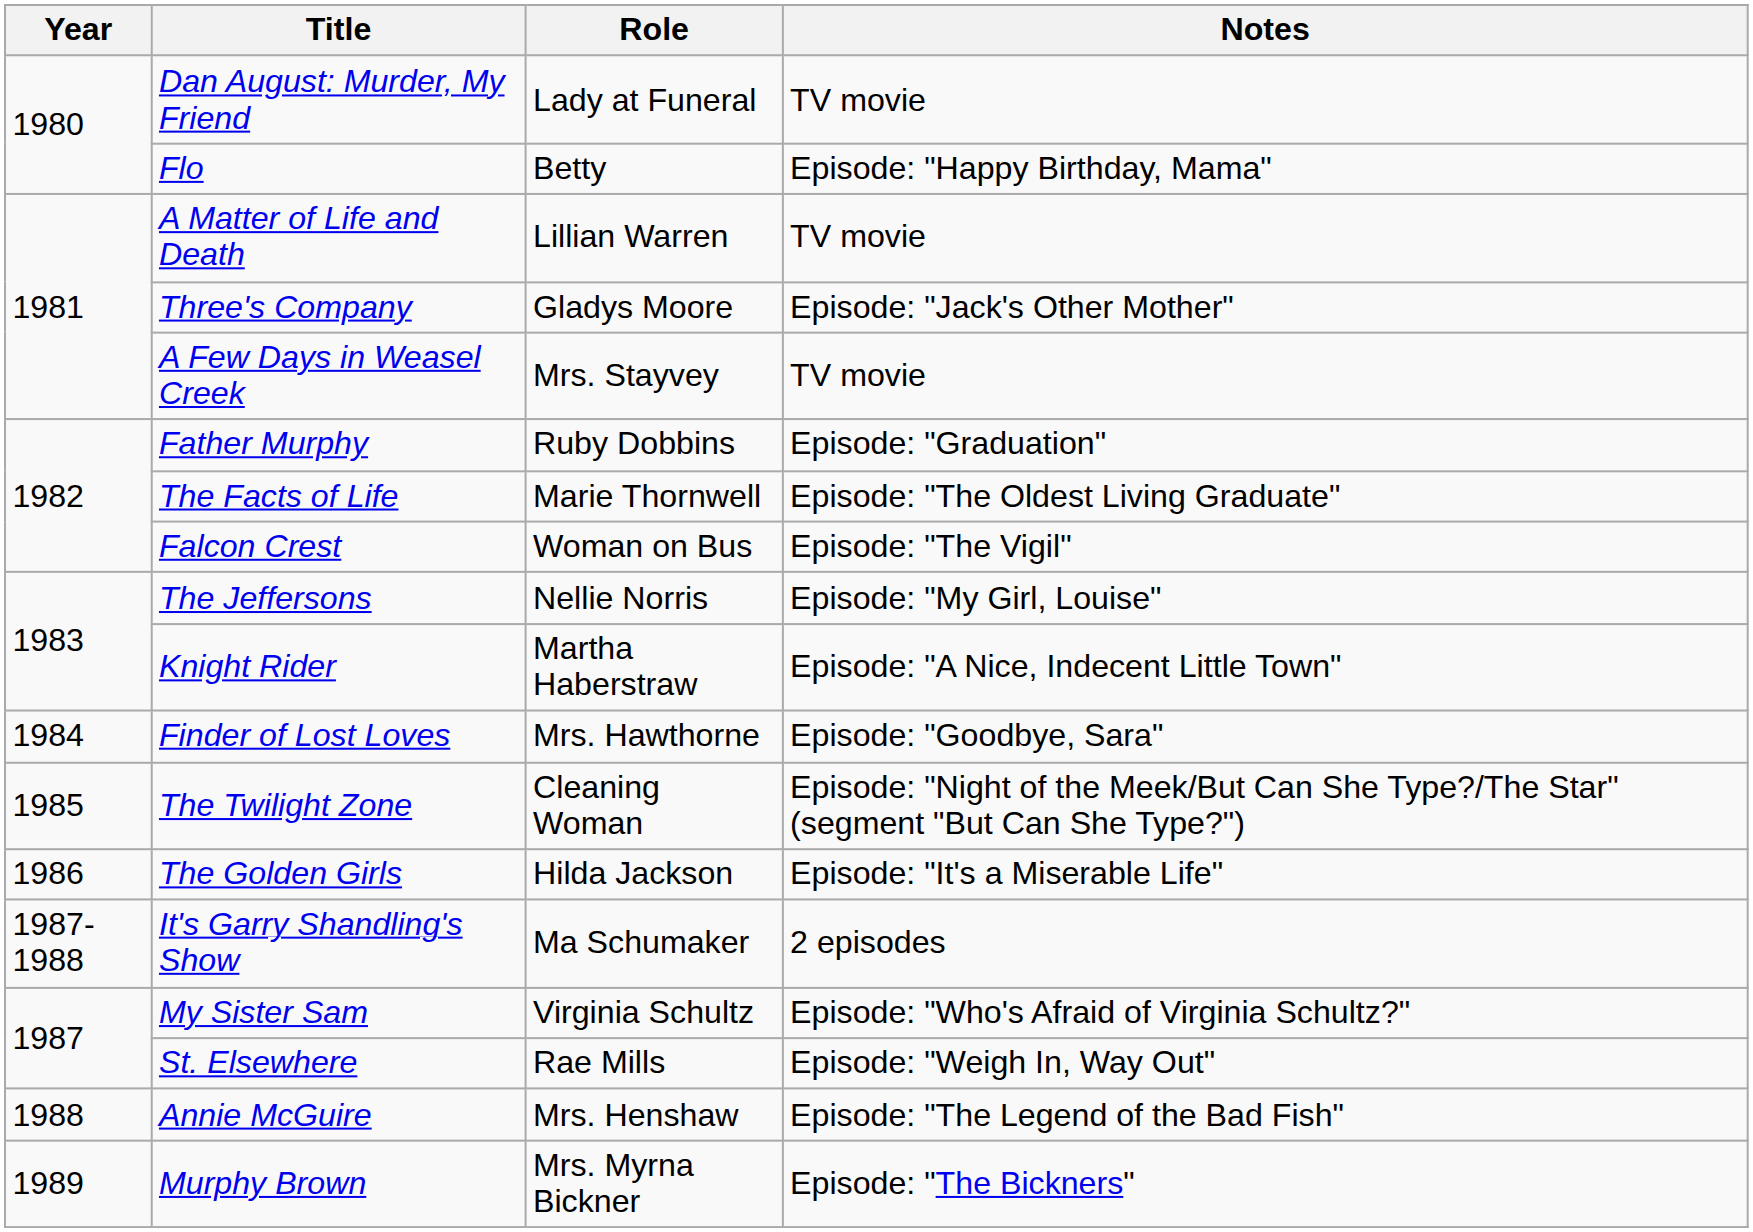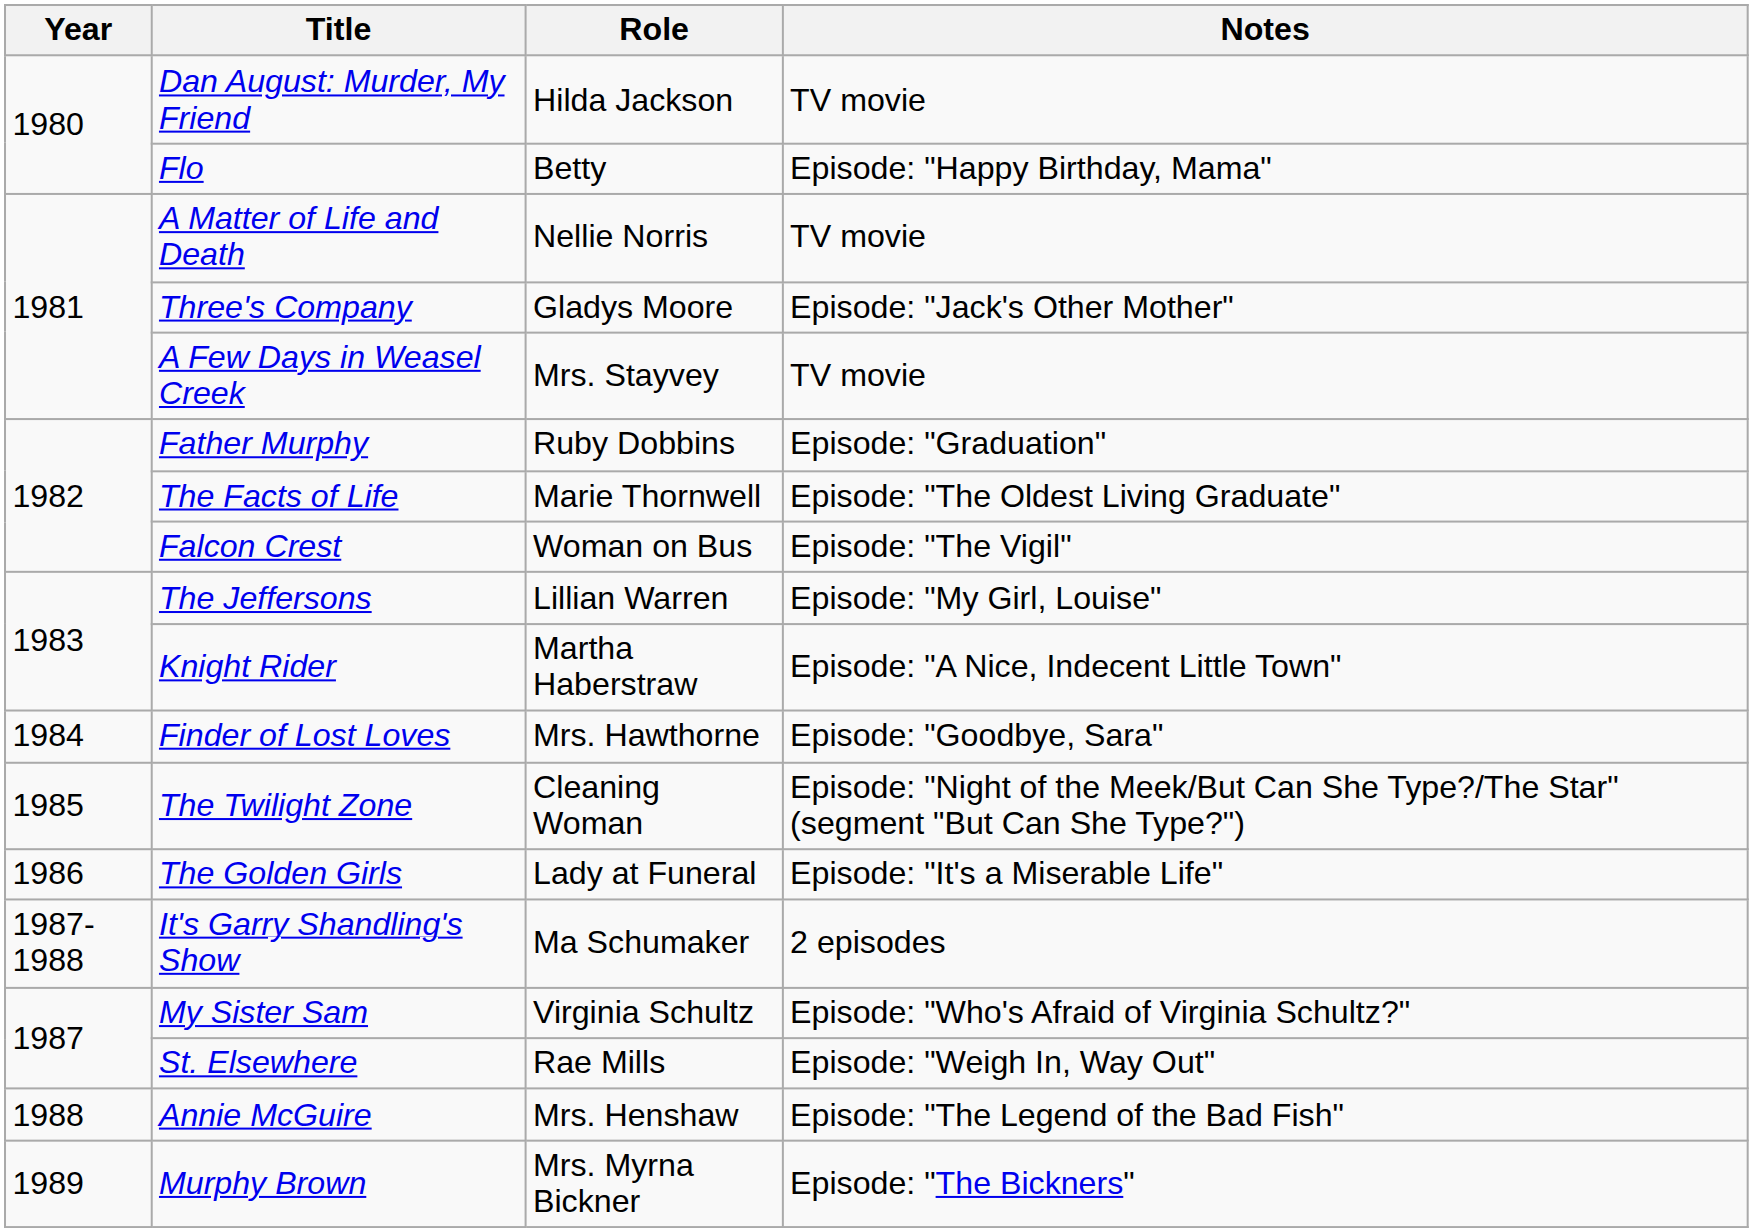(645, 99) Lady at Funeral -> (633, 99) Hilda Jackson
(631, 237) Lillian Warren -> (621, 237) Nellie Norris
(621, 597) Nellie Norris -> (631, 597) Lillian Warren
(633, 873) Hilda Jackson -> (645, 873) Lady at Funeral
